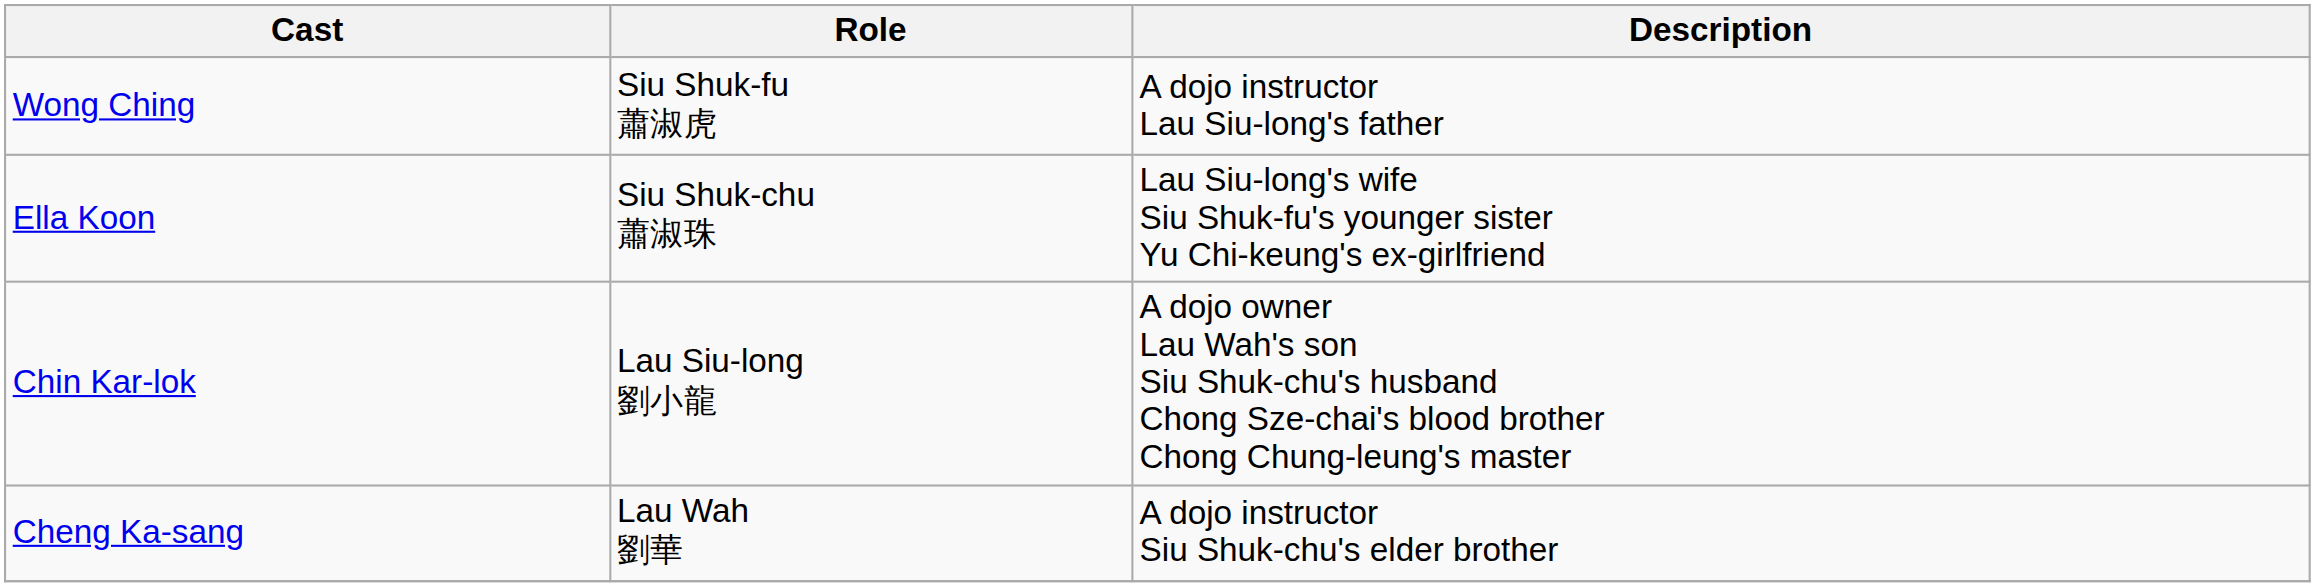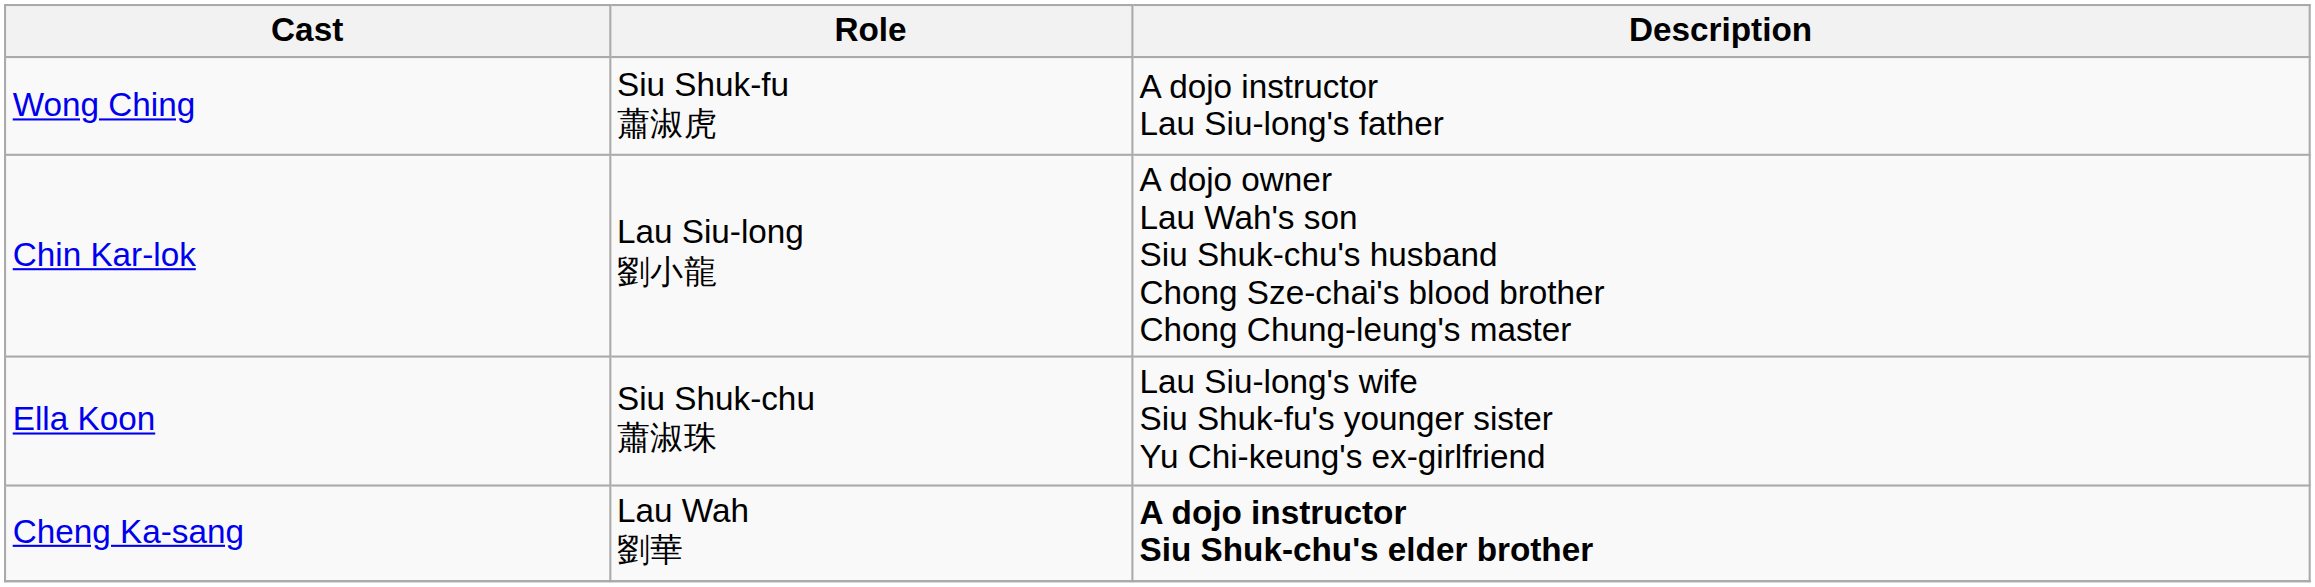rows swapped: (104, 382) <-> (84, 217)
(1349, 532) normal -> (1366, 532) bold
